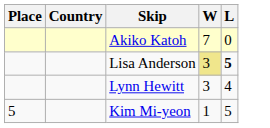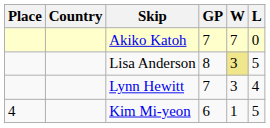+ column: (213, 16)
(228, 63) bold -> (255, 63) normal
(12, 110) 5 -> (12, 110) 4
